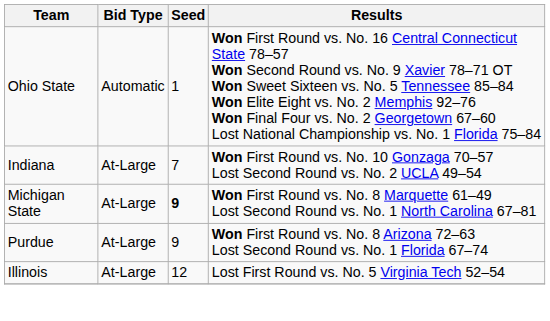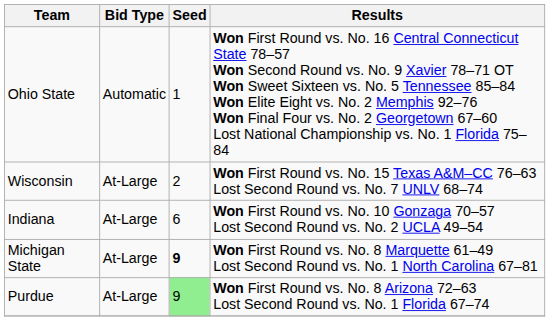+ row: (40, 181)
(175, 165) 7 -> (177, 219) 6
(175, 242) no background -> (177, 296) lightgreen background
- row: (28, 272)
